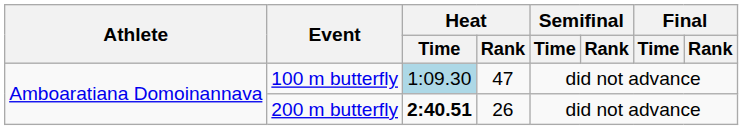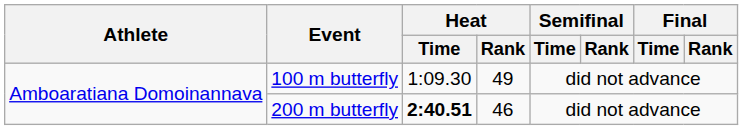(439, 79) lightblue background -> (439, 79) no background
(503, 79) 47 -> (503, 79) 49
(503, 109) 26 -> (503, 109) 46
